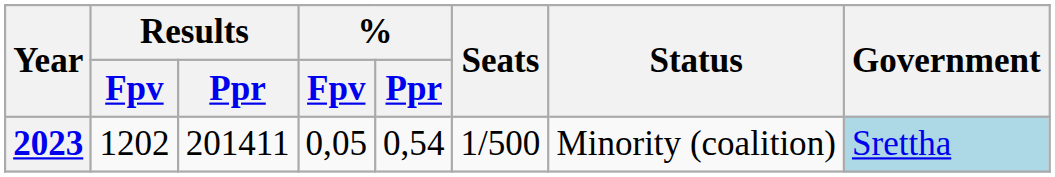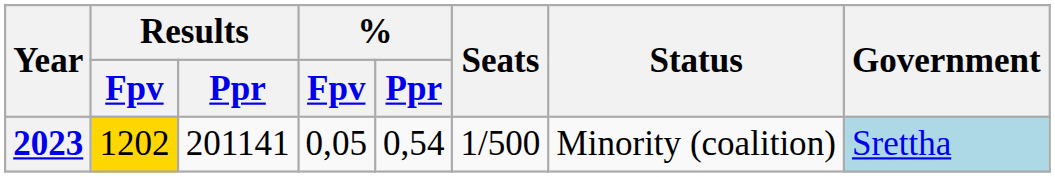(134, 143) no background -> (134, 143) gold background
(238, 143) 201411 -> (238, 143) 201141
